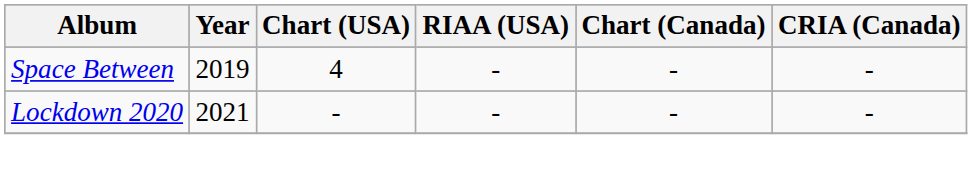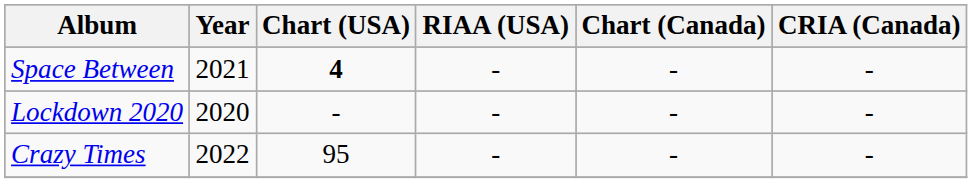(223, 68) 2019 -> (223, 68) 2021
(336, 68) normal -> (336, 68) bold
(223, 111) 2021 -> (223, 111) 2020
+ row: (78, 154)
